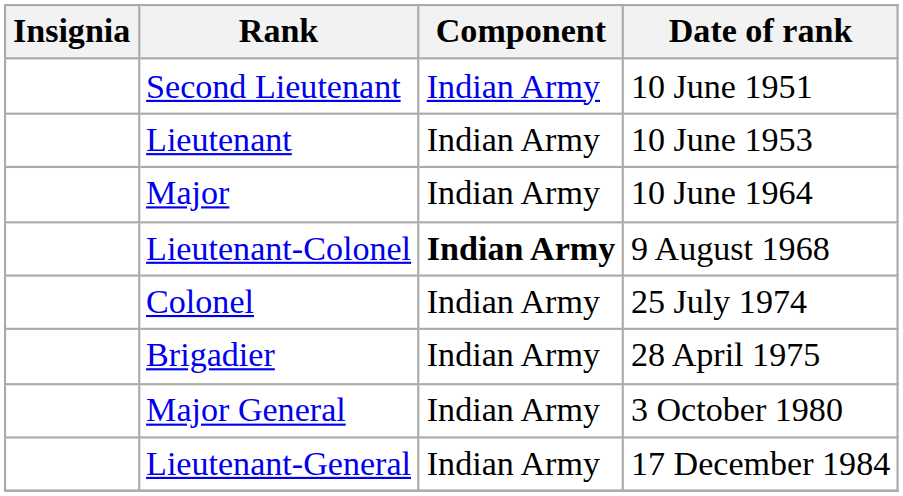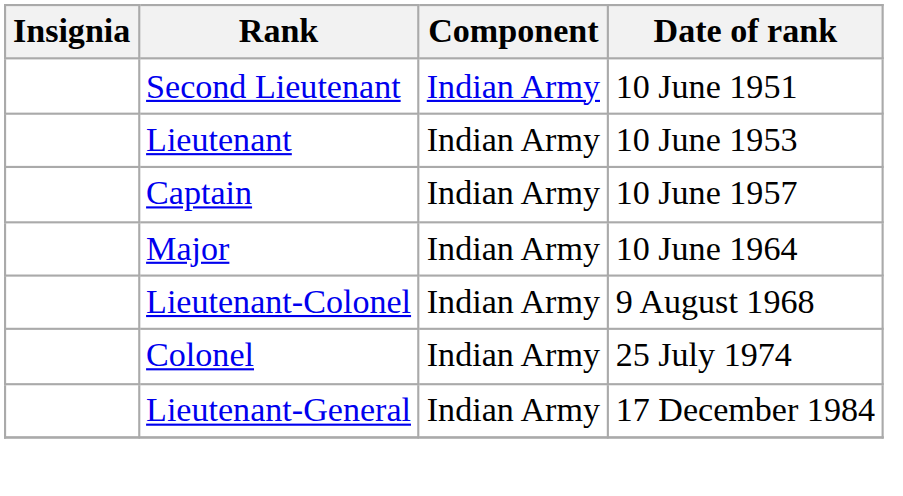+ row: (199, 193)
(521, 247) bold -> (513, 301) normal
- row: (210, 355)
- row: (246, 409)
